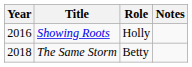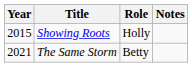(19, 33) 2016 -> (19, 33) 2015
(19, 52) 2018 -> (19, 52) 2021
